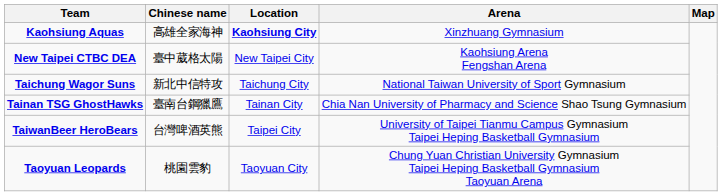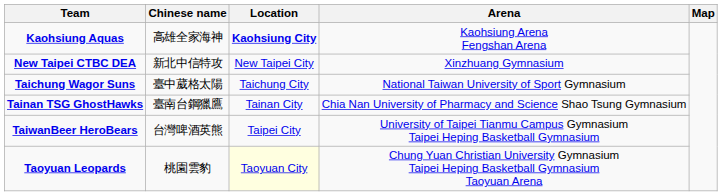(504, 32) Xinzhuang Gymnasium -> (504, 38) Kaohsiung Arena Fengshan Arena
(188, 58) 臺中葳格太陽 -> (188, 63) 新北中信特攻
(504, 58) Kaohsiung Arena Fengshan Arena -> (504, 64) Xinzhuang Gymnasium
(188, 84) 新北中信特攻 -> (188, 84) 臺中葳格太陽
(274, 168) no background -> (274, 168) lightyellow background
